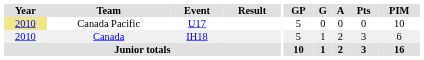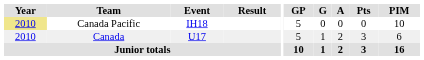(197, 23) U17 -> (197, 23) IH18
(197, 36) IH18 -> (197, 36) U17
